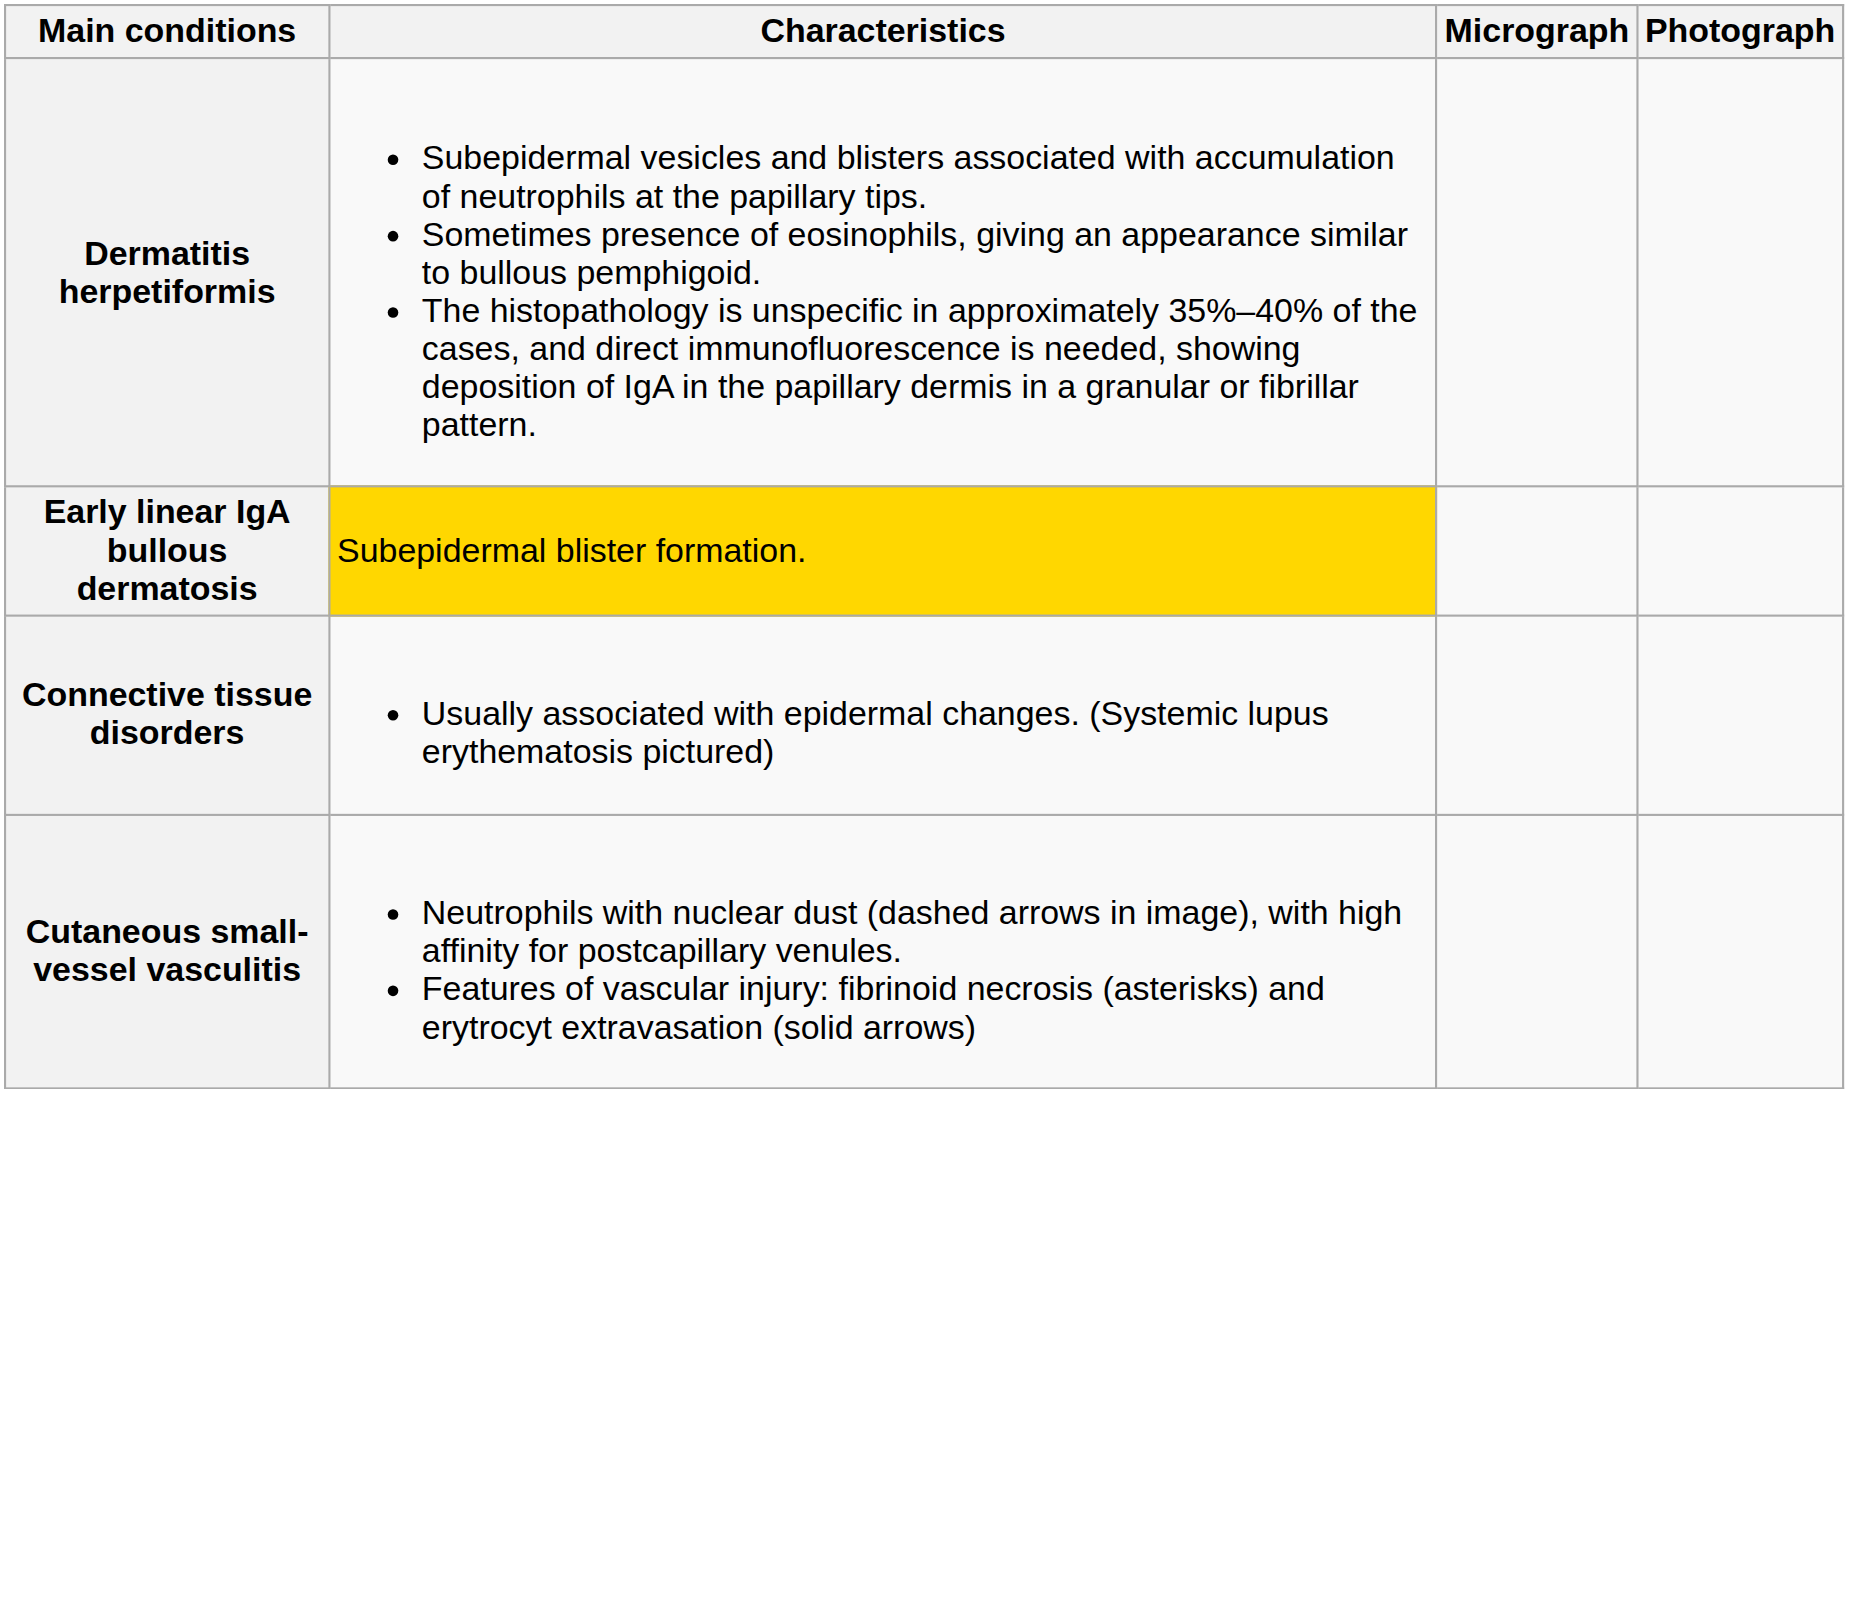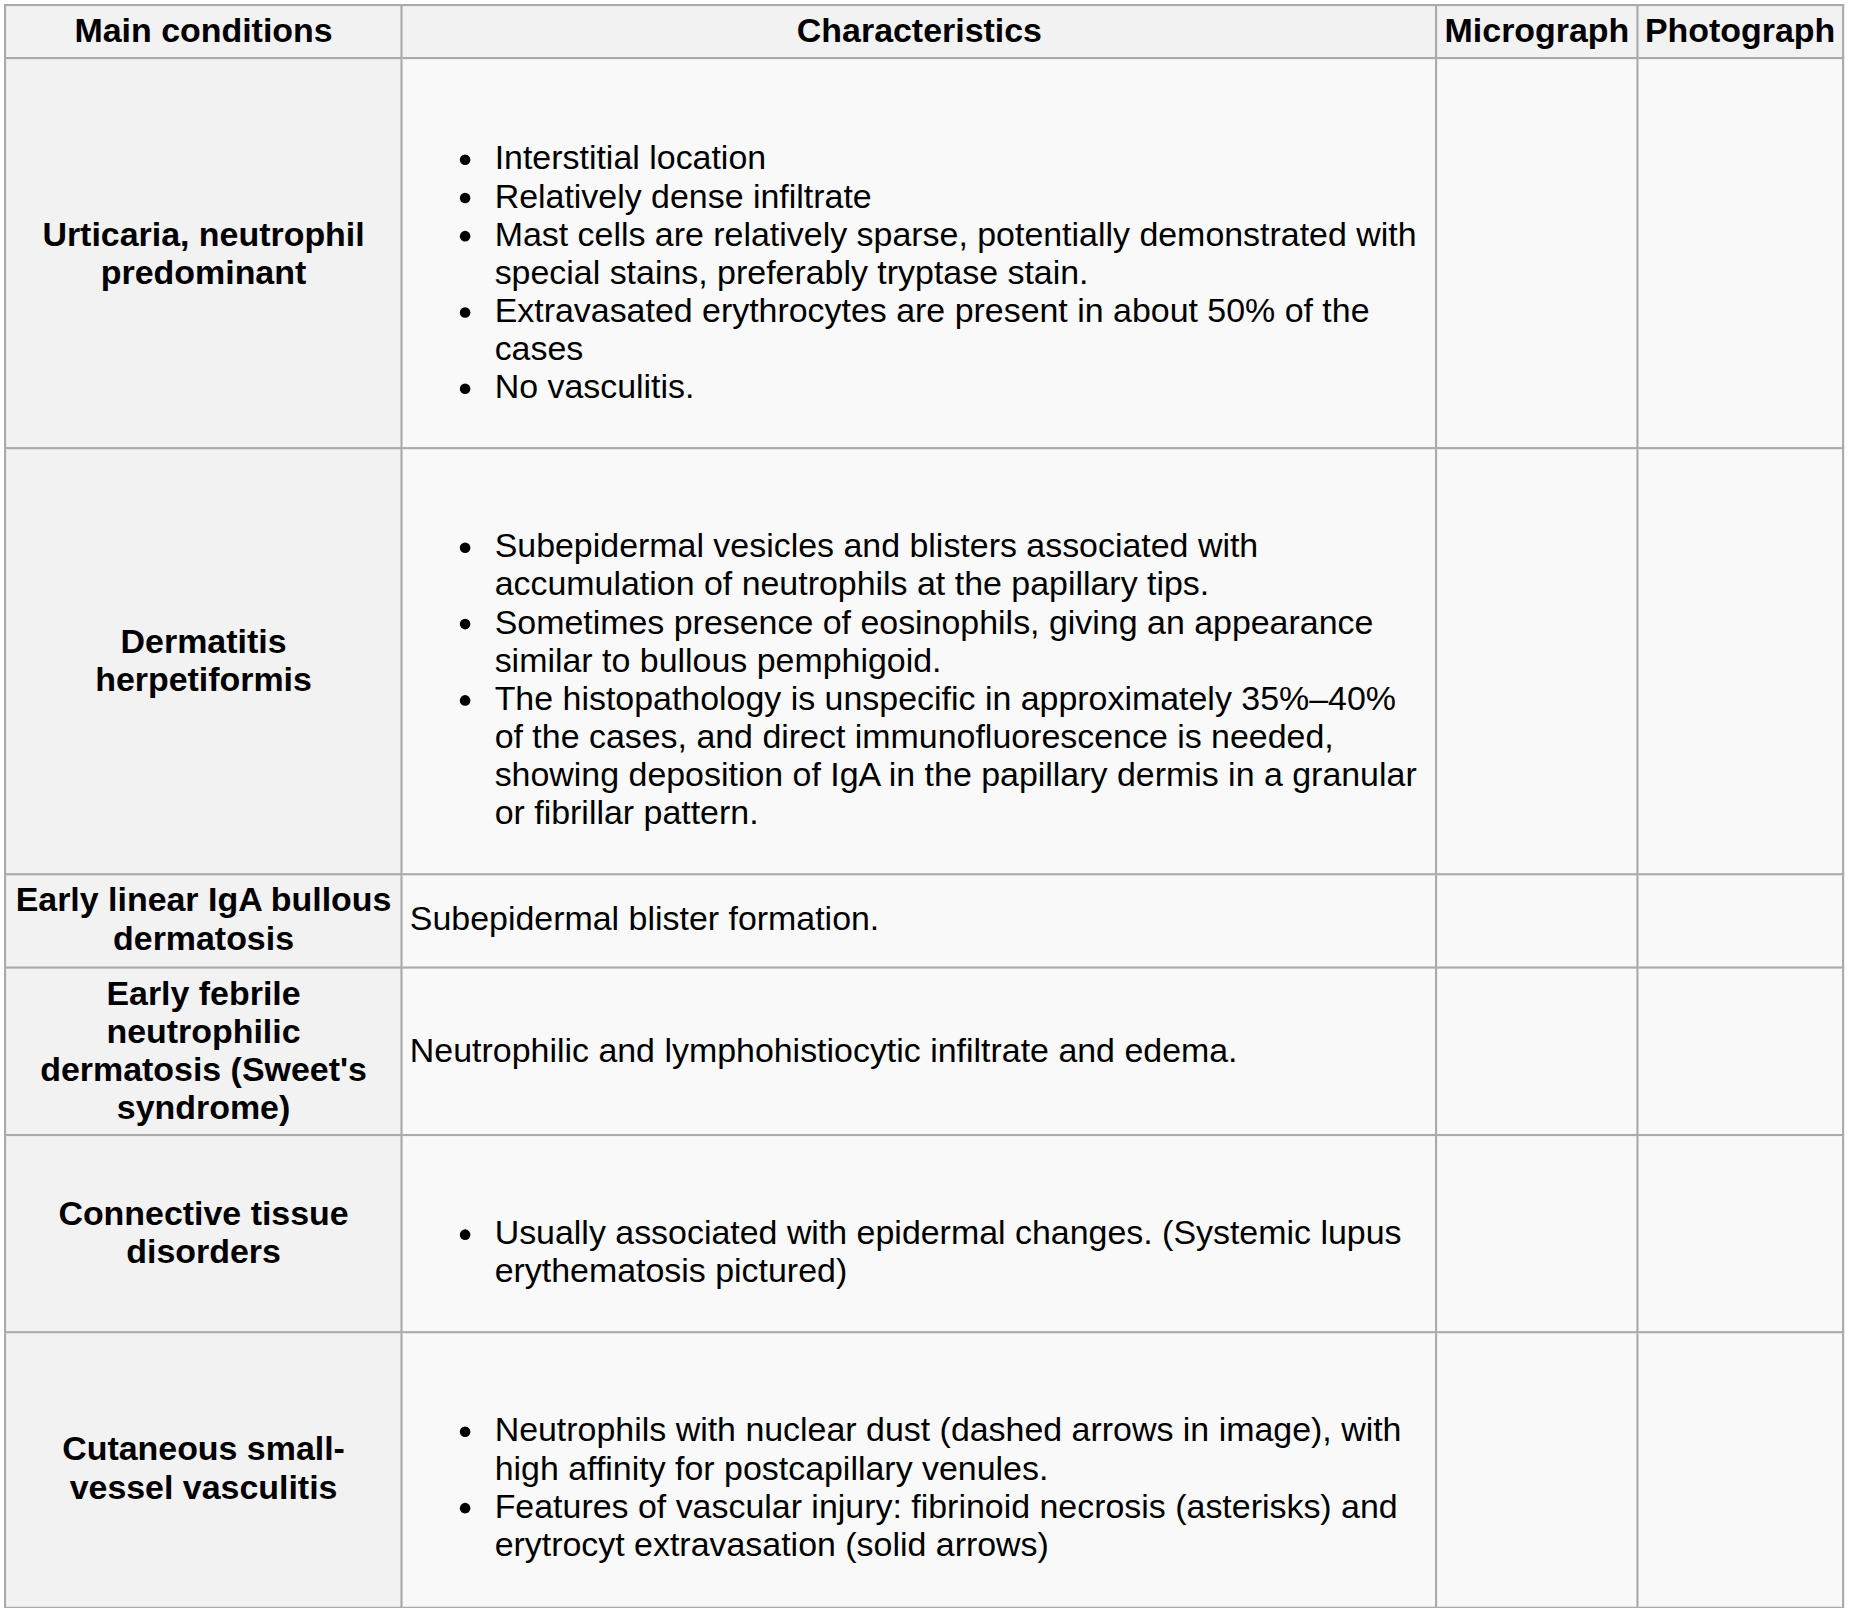+ row: (204, 252)
(572, 550) gold background -> (645, 919) no background
+ row: (204, 1050)
